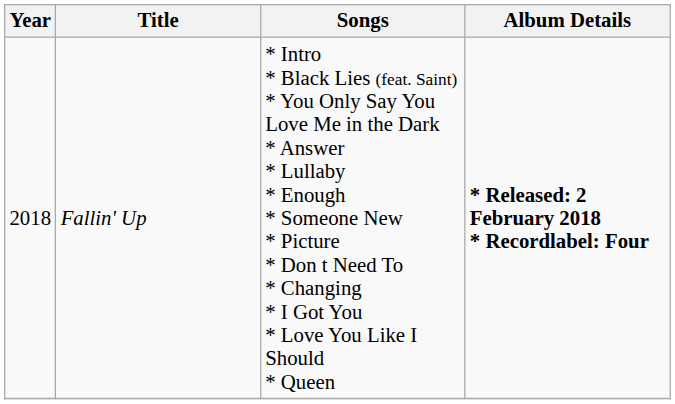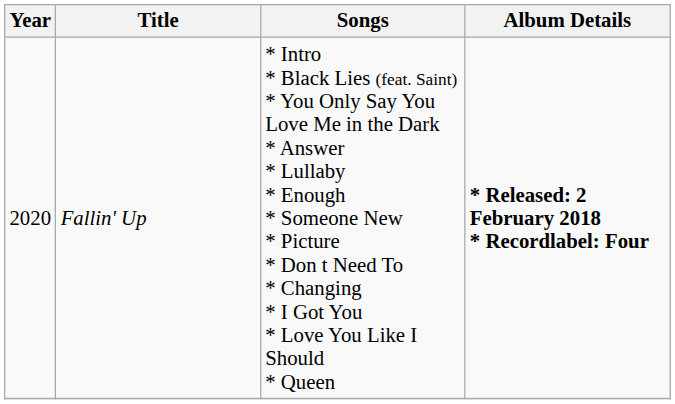(30, 217) 2018 -> (30, 217) 2020
